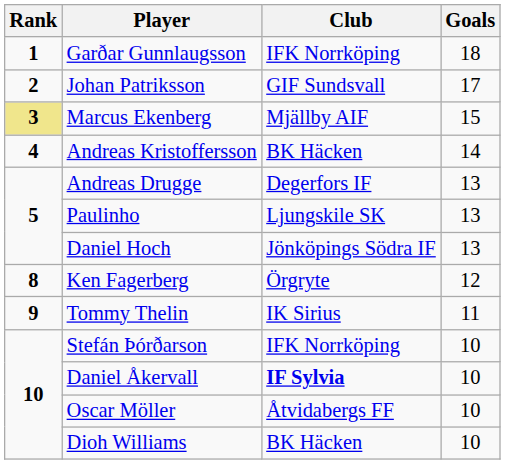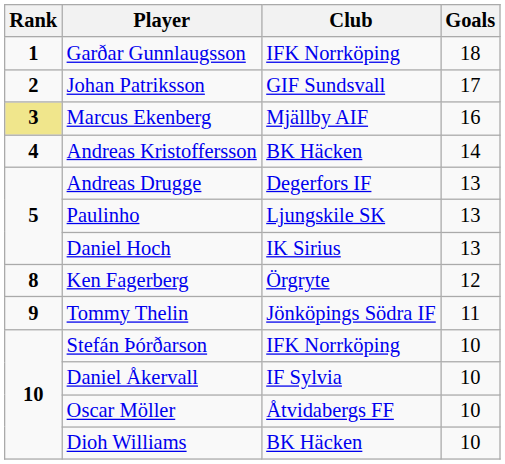(470, 118) 15 -> (470, 118) 16
(351, 248) Jönköpings Södra IF -> (303, 248) IK Sirius
(303, 313) IK Sirius -> (351, 313) Jönköpings Södra IF
(305, 378) bold -> (304, 378) normal
